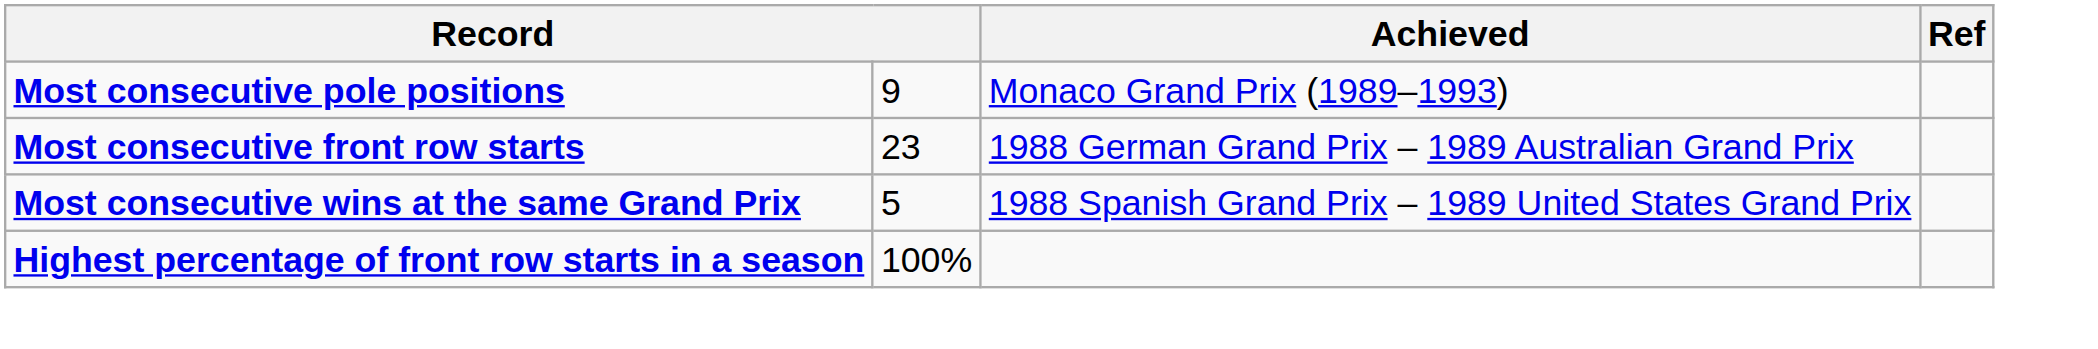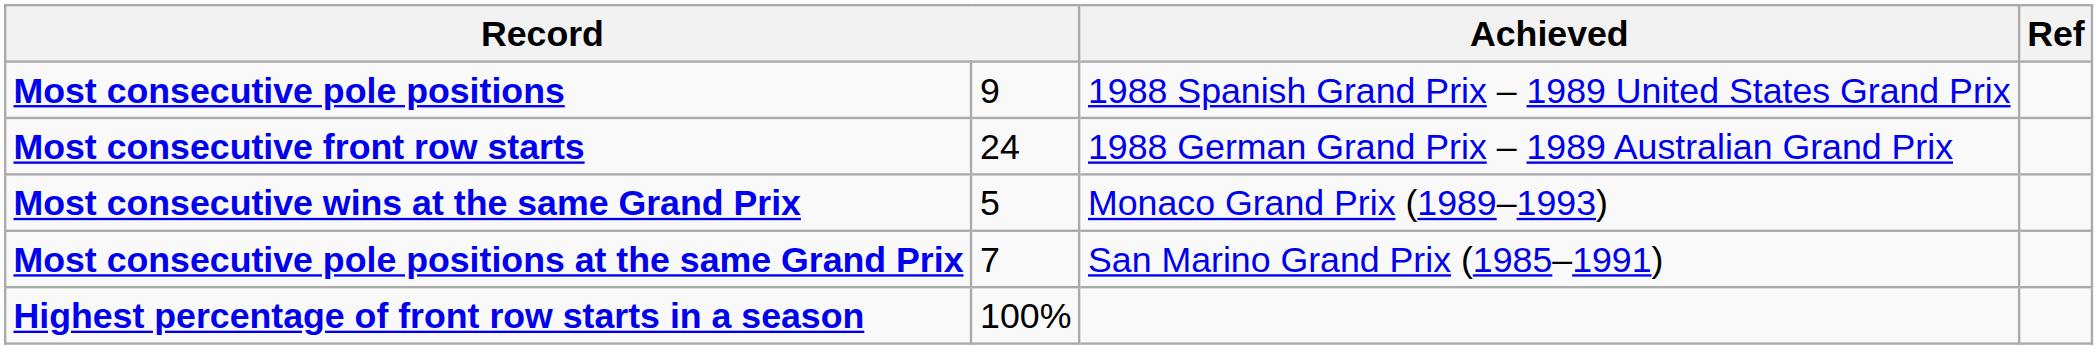(1249, 90) Monaco Grand Prix (1989–1993) -> (1549, 90) 1988 Spanish Grand Prix – 1989 United States Grand Prix
(901, 147) 23 -> (1000, 147) 24
(1450, 203) 1988 Spanish Grand Prix – 1989 United States Grand Prix -> (1348, 203) Monaco Grand Prix (1989–1993)
+ row: (488, 260)
